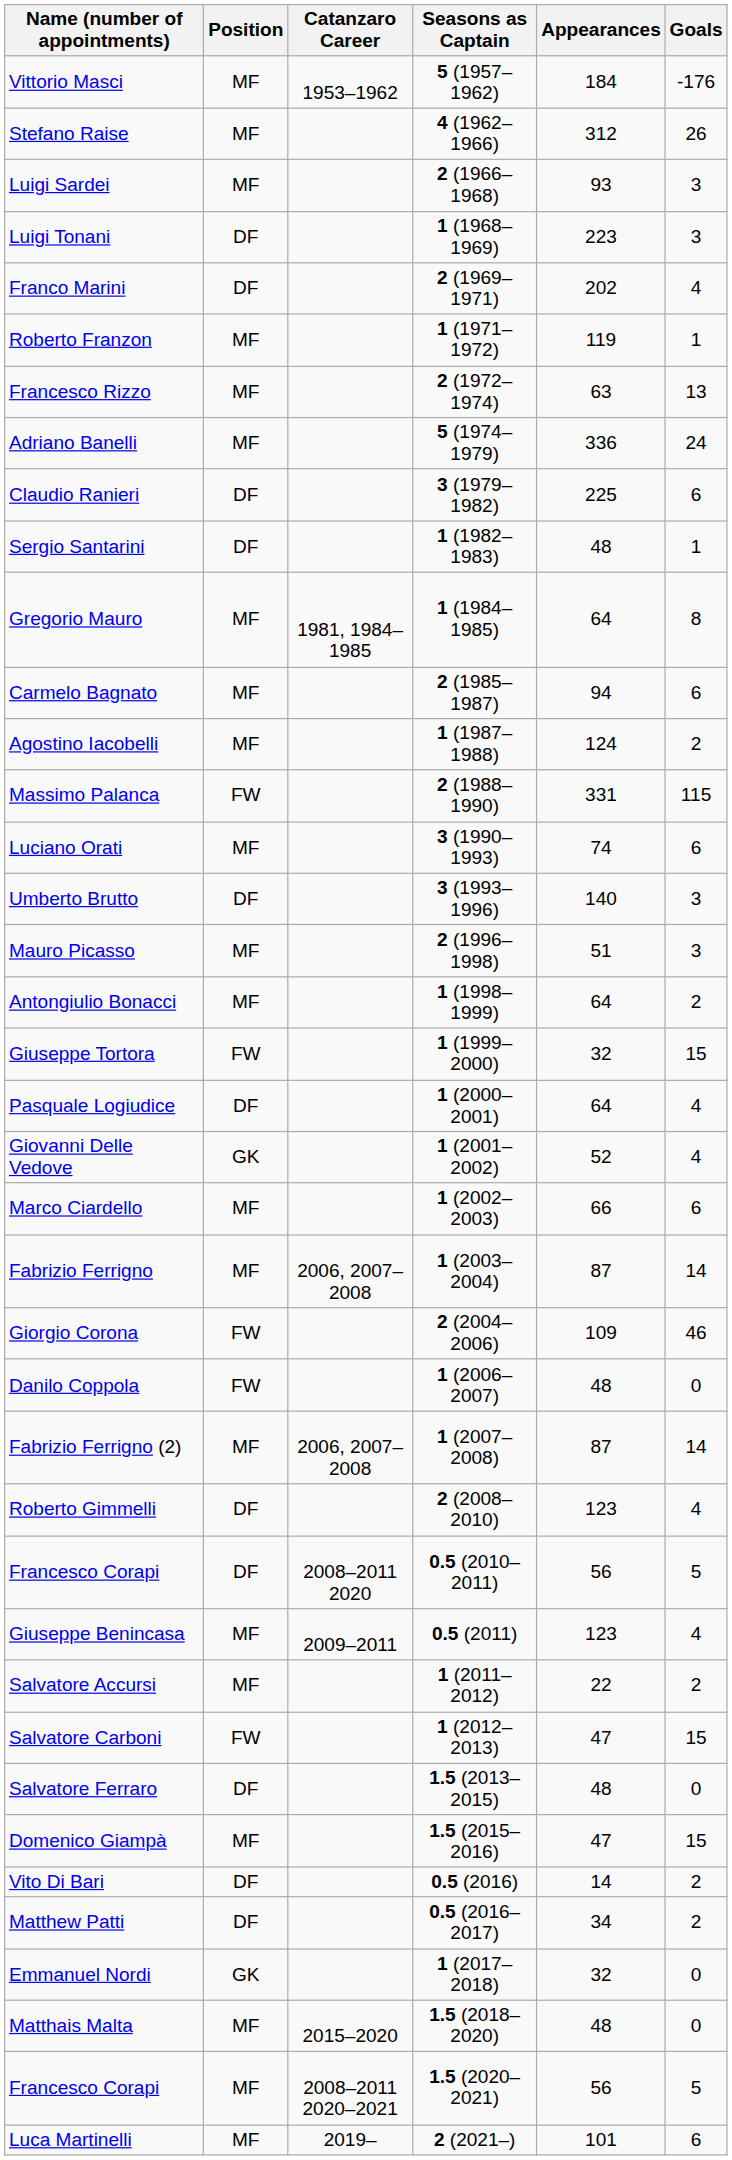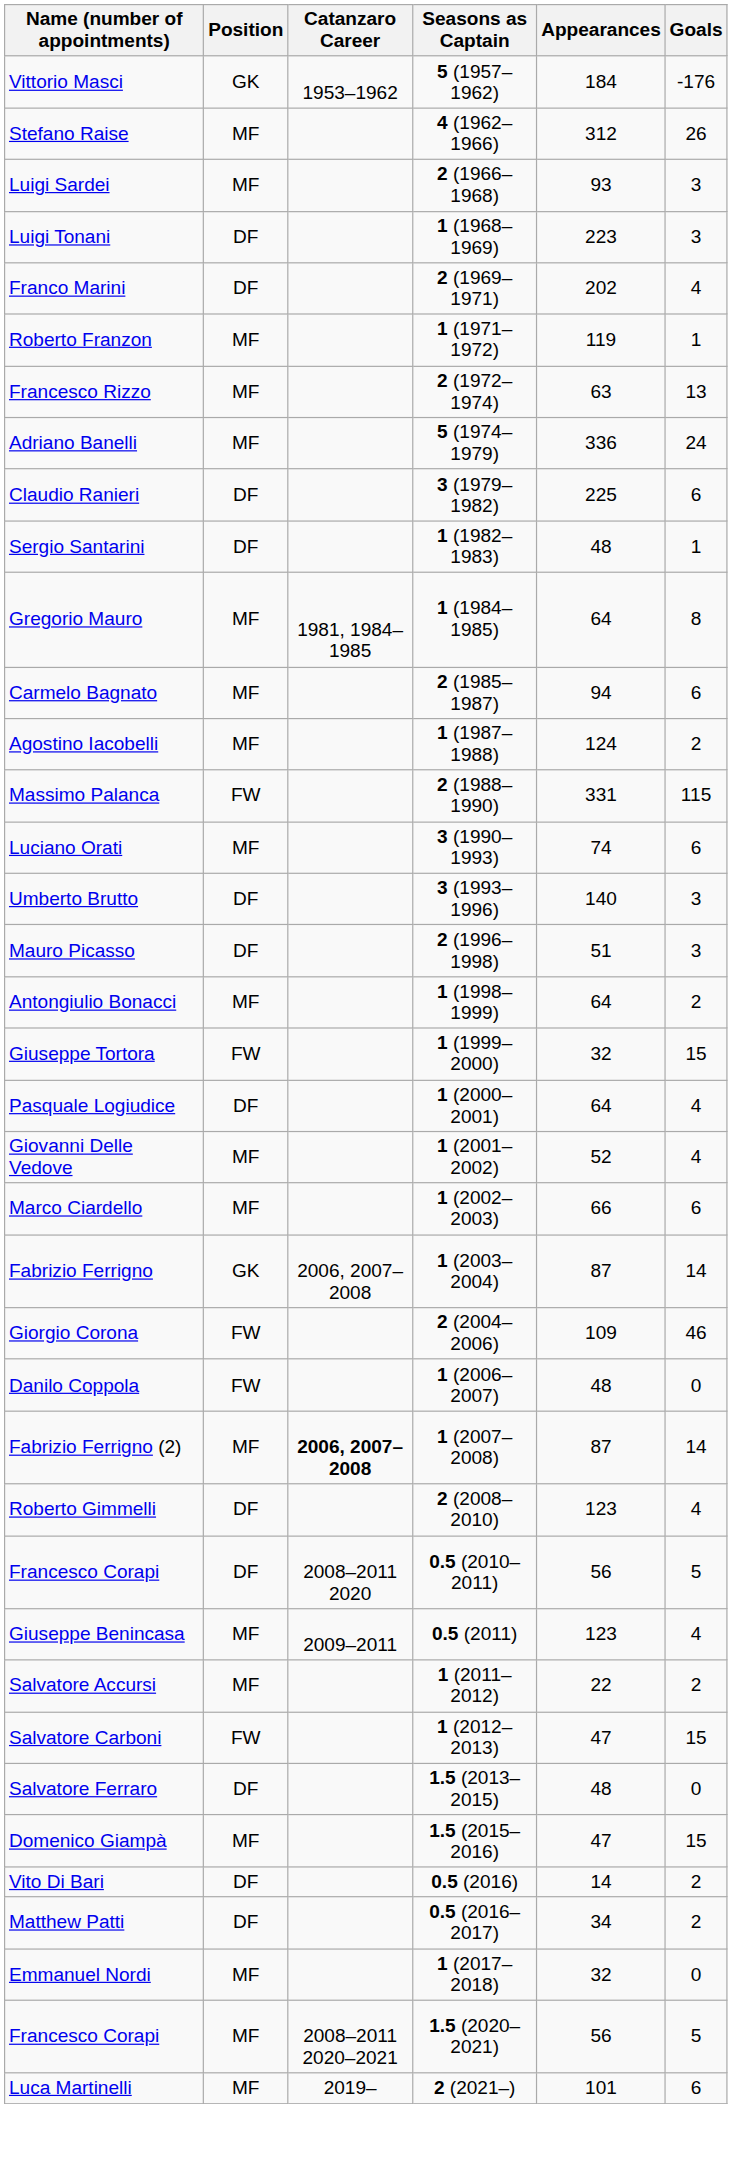(246, 81) MF -> (246, 81) GK
(246, 950) MF -> (246, 950) DF
(246, 1157) GK -> (246, 1157) MF
(246, 1271) MF -> (246, 1271) GK
(350, 1458) normal -> (350, 1458) bold
(246, 1974) GK -> (246, 1974) MF
- row: (71, 2025)
